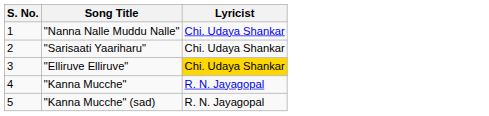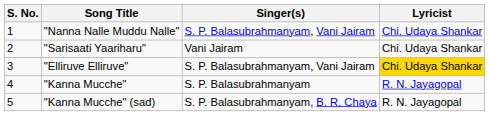+ column: (281, 13)
